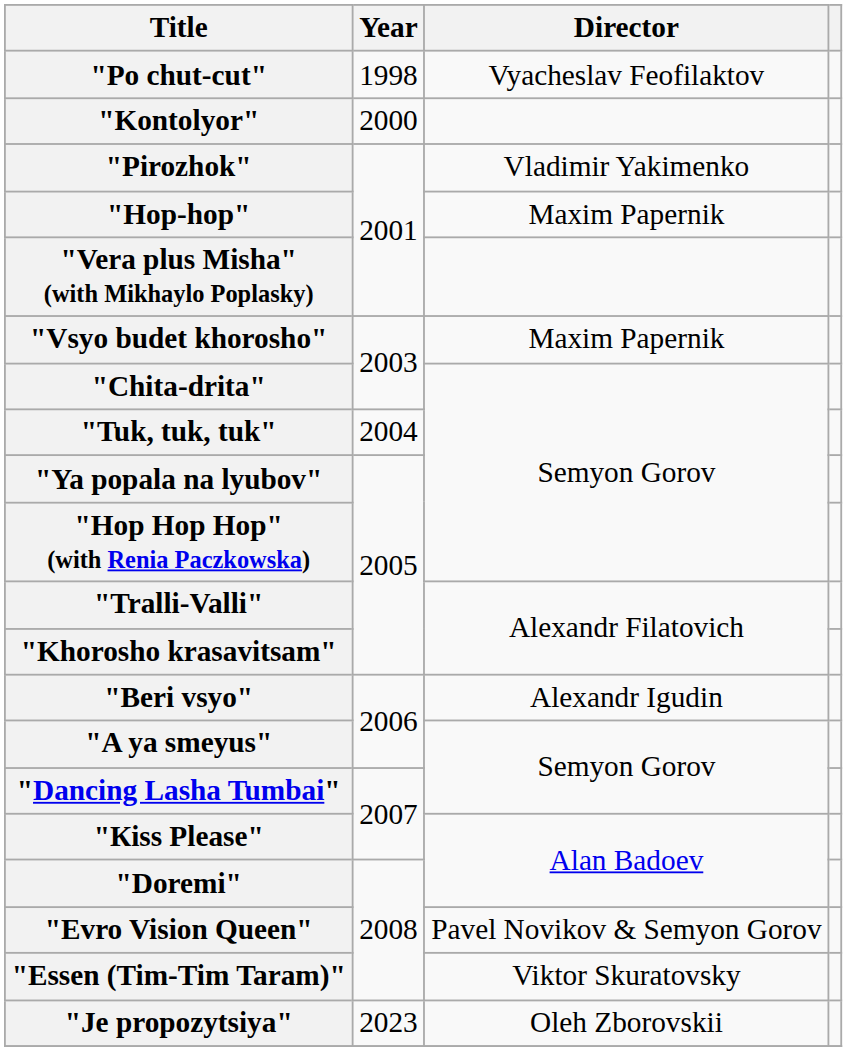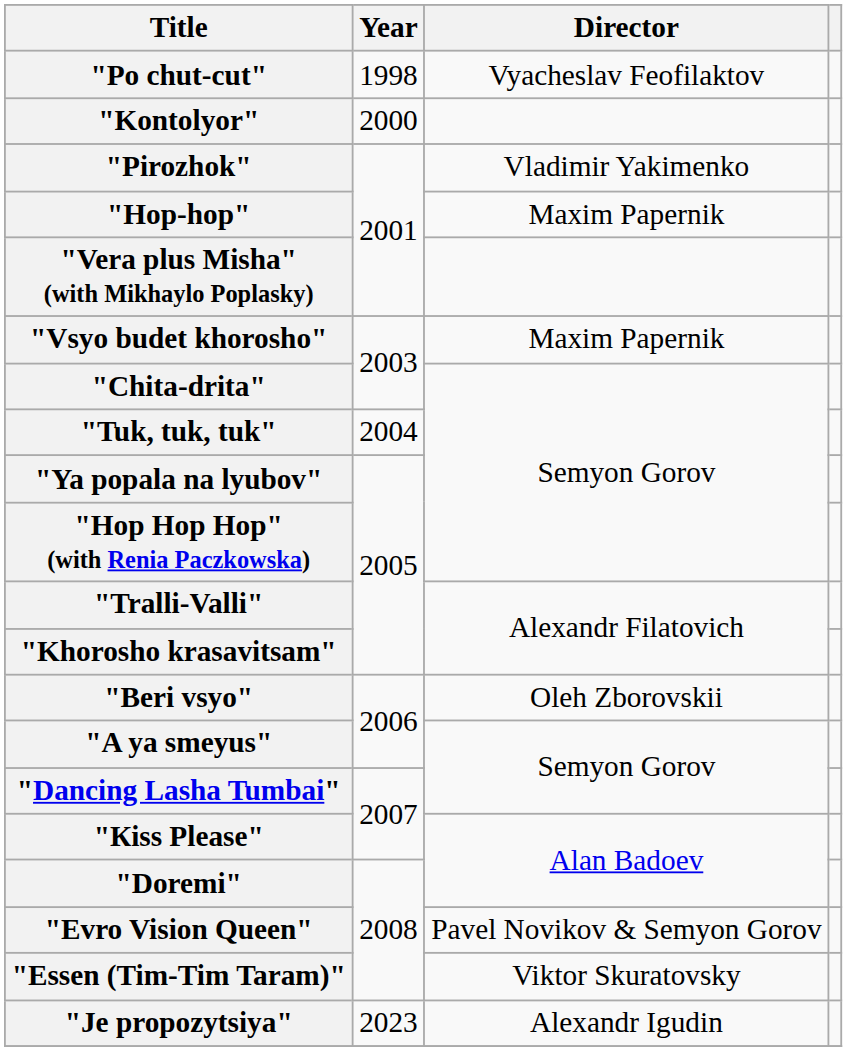(626, 697) Alexandr Igudin -> (626, 697) Oleh Zborovskii
(626, 1022) Oleh Zborovskii -> (626, 1022) Alexandr Igudin
